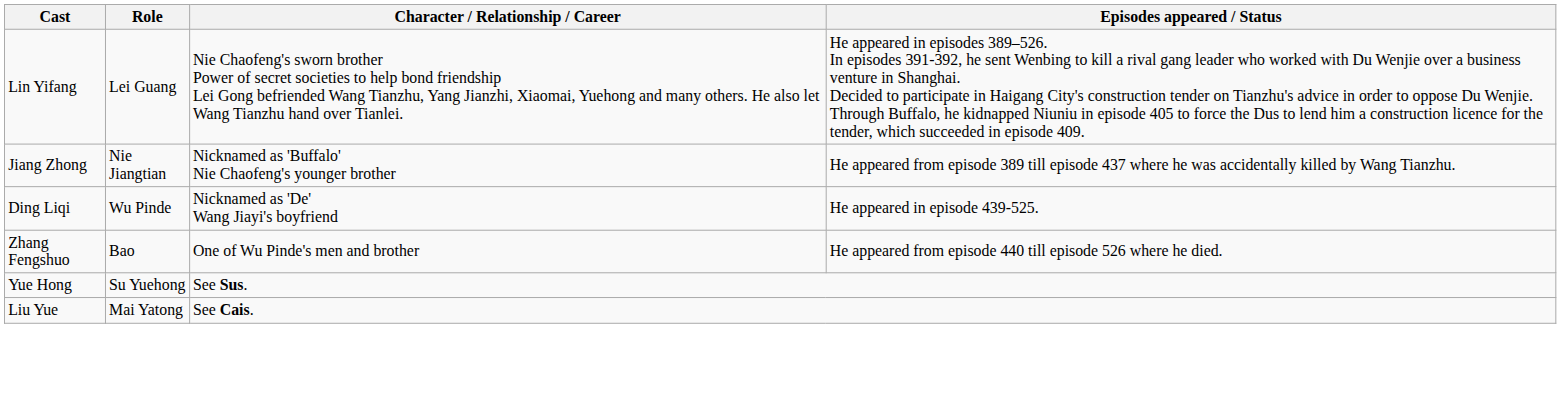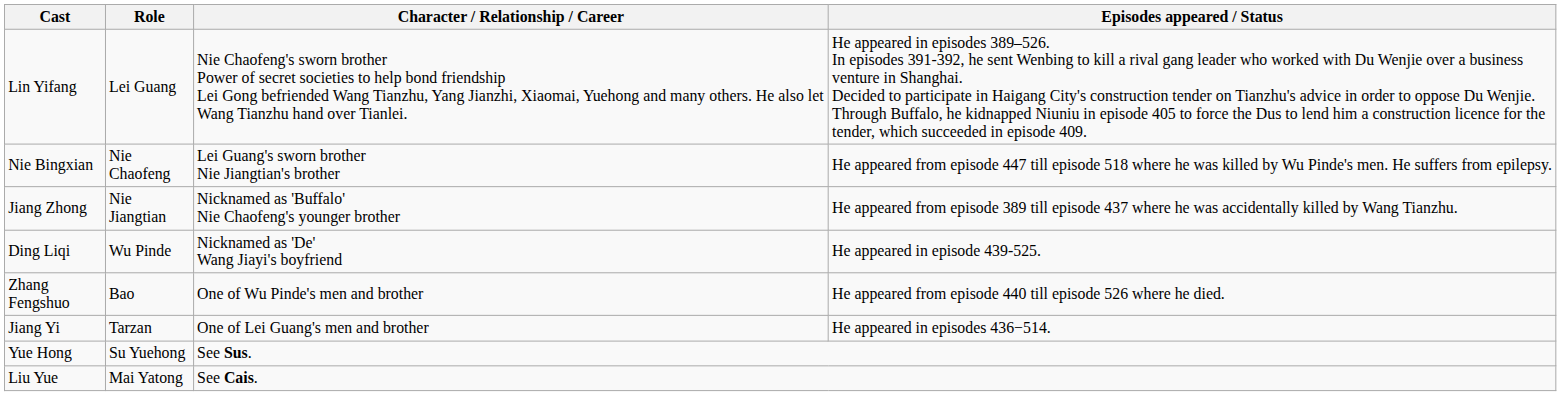+ row: (51, 165)
+ row: (34, 328)
